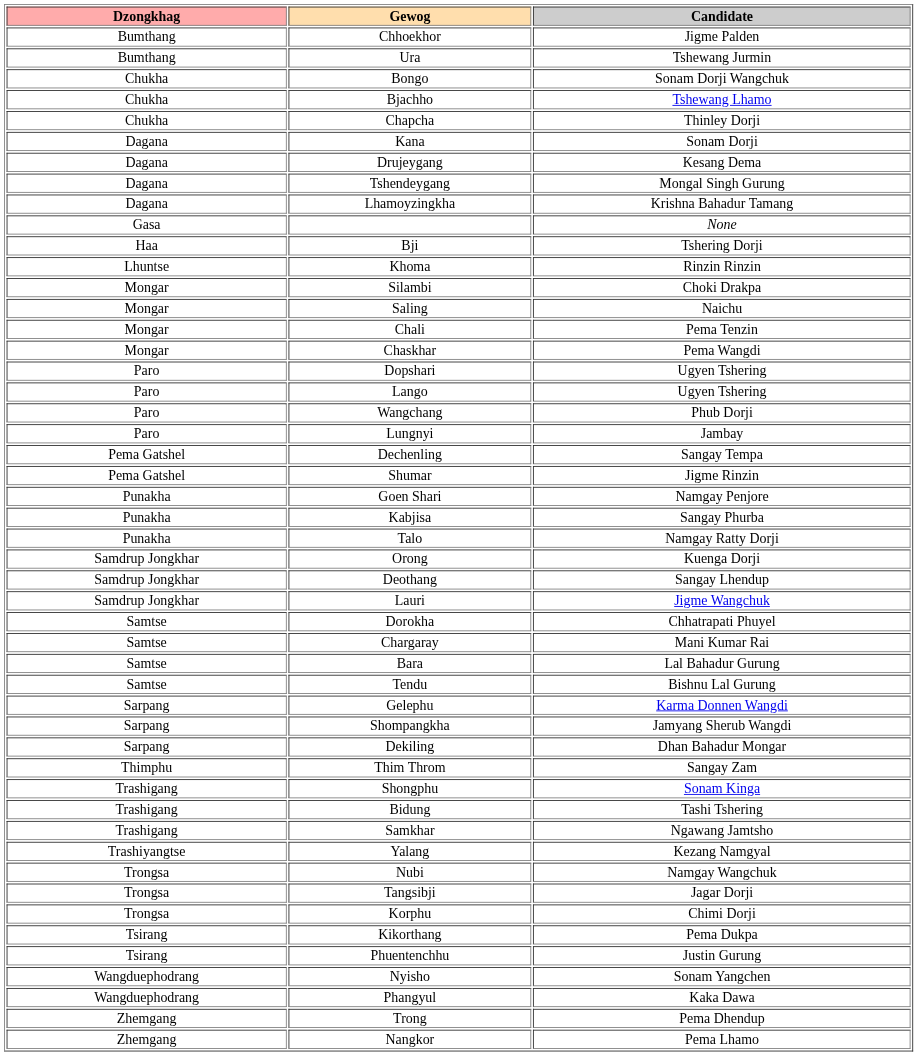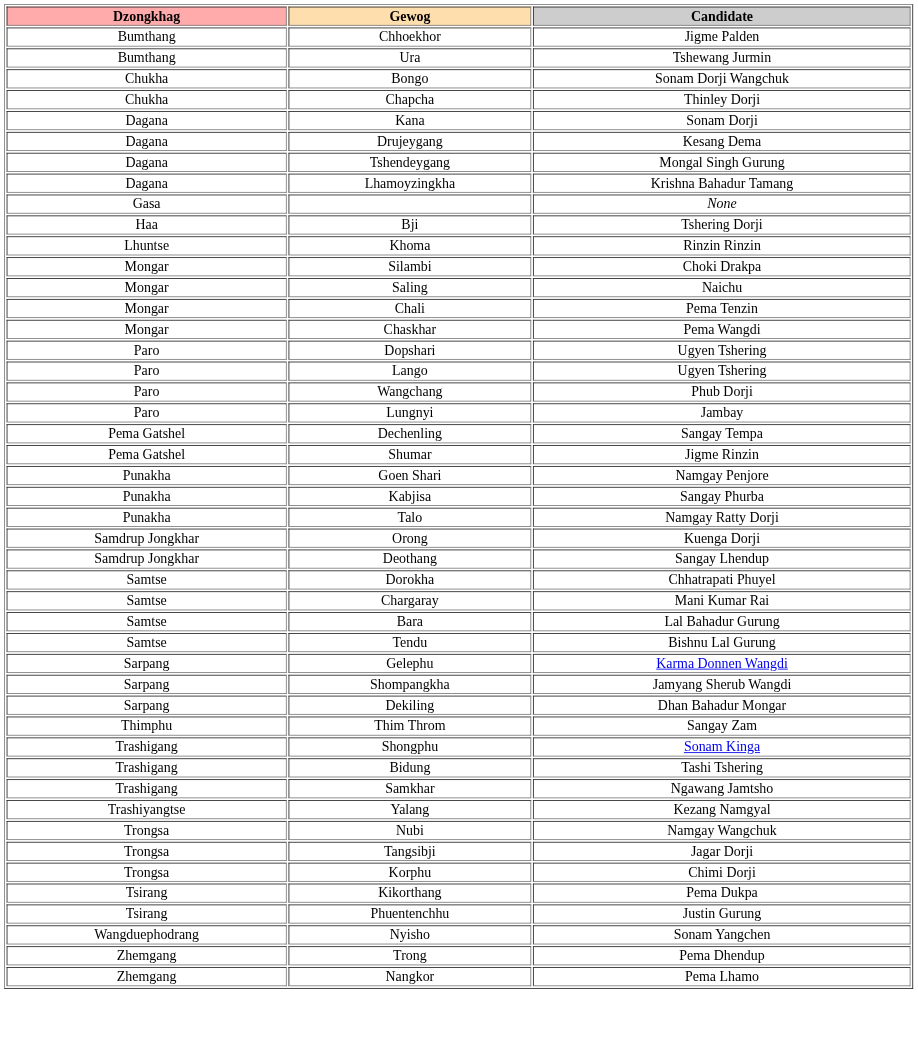- row: (410, 99)
- row: (410, 600)
- row: (410, 997)
